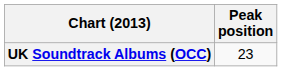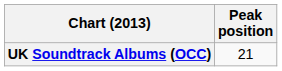(246, 54) 23 -> (246, 54) 21
